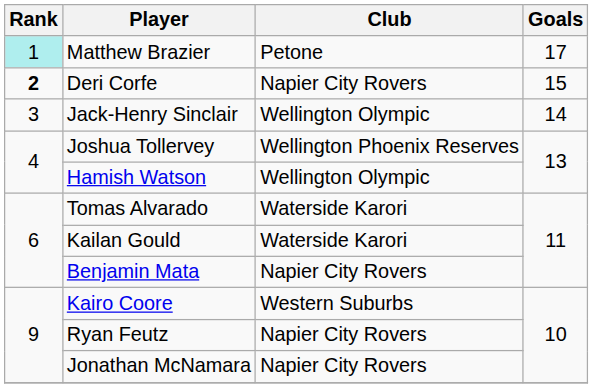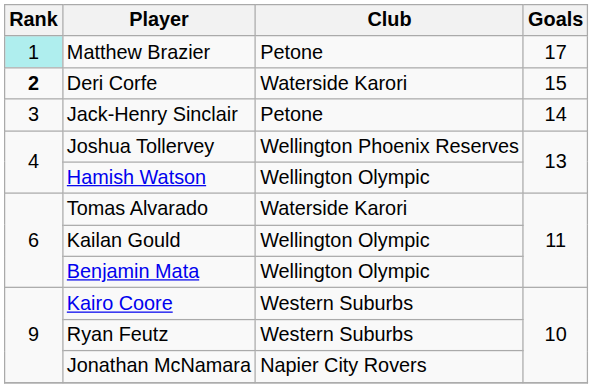(343, 83) Napier City Rovers -> (334, 83) Waterside Karori
(345, 114) Wellington Olympic -> (292, 114) Petone
(334, 240) Waterside Karori -> (345, 240) Wellington Olympic
(343, 271) Napier City Rovers -> (345, 271) Wellington Olympic
(343, 334) Napier City Rovers -> (337, 334) Western Suburbs
